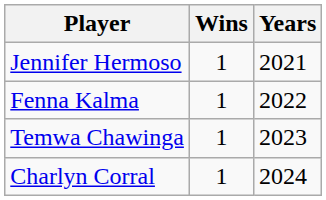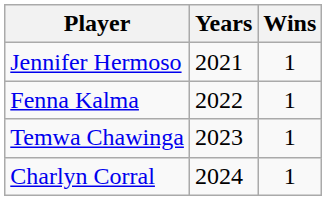columns swapped: (221, 23) <-> (288, 23)
